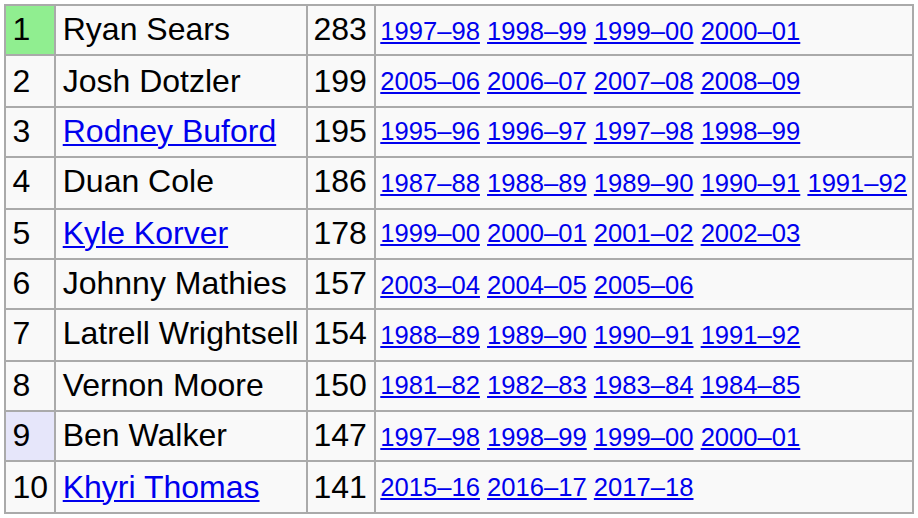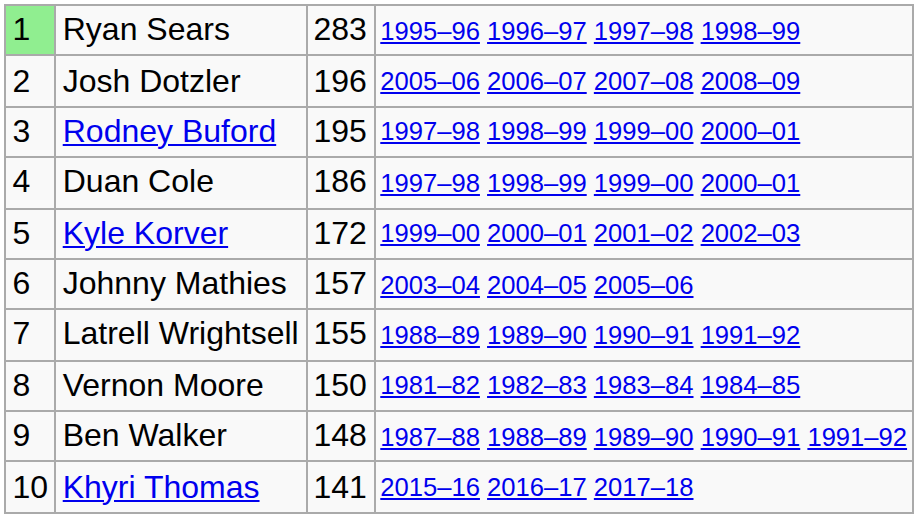(590, 30) 1997–98 1998–99 1999–00 2000–01 -> (590, 30) 1995–96 1996–97 1997–98 1998–99
(340, 80) 199 -> (340, 80) 196
(590, 132) 1995–96 1996–97 1997–98 1998–99 -> (590, 132) 1997–98 1998–99 1999–00 2000–01
(644, 183) 1987–88 1988–89 1989–90 1990–91 1991–92 -> (590, 183) 1997–98 1998–99 1999–00 2000–01
(340, 232) 178 -> (340, 232) 172
(340, 334) 154 -> (340, 334) 155
(21, 435) lavender background -> (21, 435) no background
(340, 435) 147 -> (340, 435) 148
(590, 436) 1997–98 1998–99 1999–00 2000–01 -> (644, 436) 1987–88 1988–89 1989–90 1990–91 1991–92
